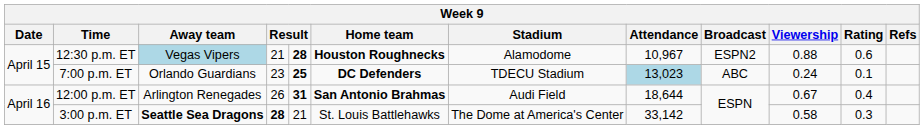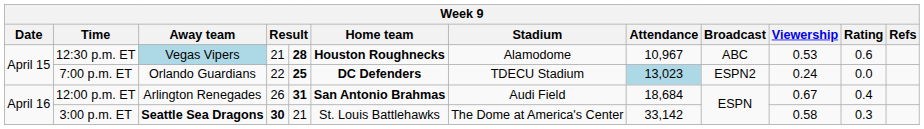(735, 54) ESPN2 -> (735, 54) ABC
(805, 54) 0.88 -> (805, 54) 0.53
(277, 74) 23 -> (277, 74) 22
(735, 74) ABC -> (735, 74) ESPN2
(864, 74) 0.1 -> (864, 74) 0.0
(664, 94) 18,644 -> (664, 94) 18,684
(277, 114) 28 -> (277, 114) 30
